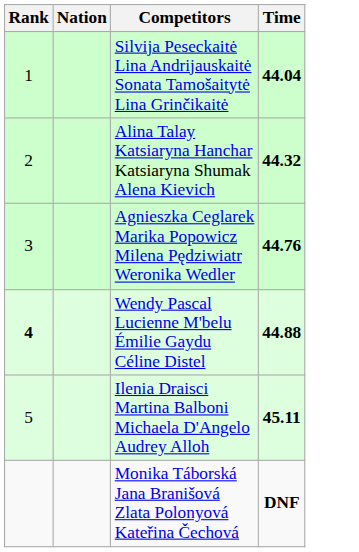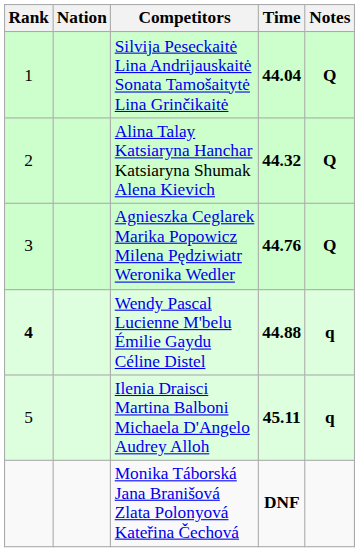+ column: (330, 18)
